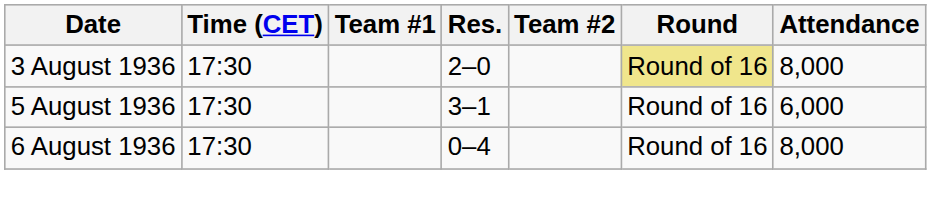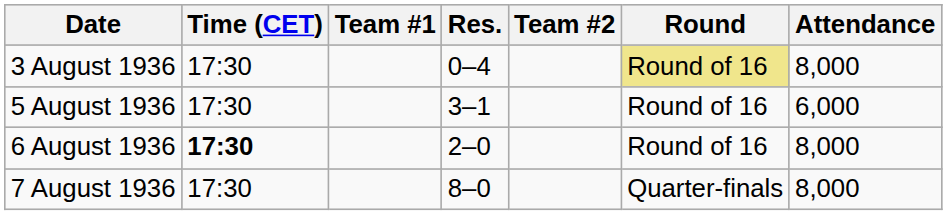(469, 65) 2–0 -> (469, 65) 0–4
(220, 147) normal -> (220, 147) bold
(469, 147) 0–4 -> (469, 147) 2–0
+ row: (93, 188)
